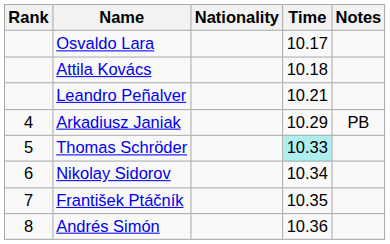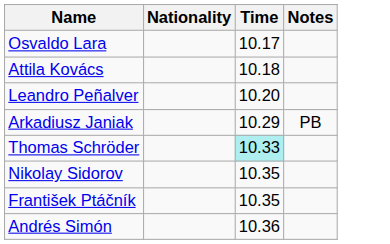- column: (28, 17)
(307, 95) 10.21 -> (259, 95) 10.20
(307, 174) 10.34 -> (259, 174) 10.35
